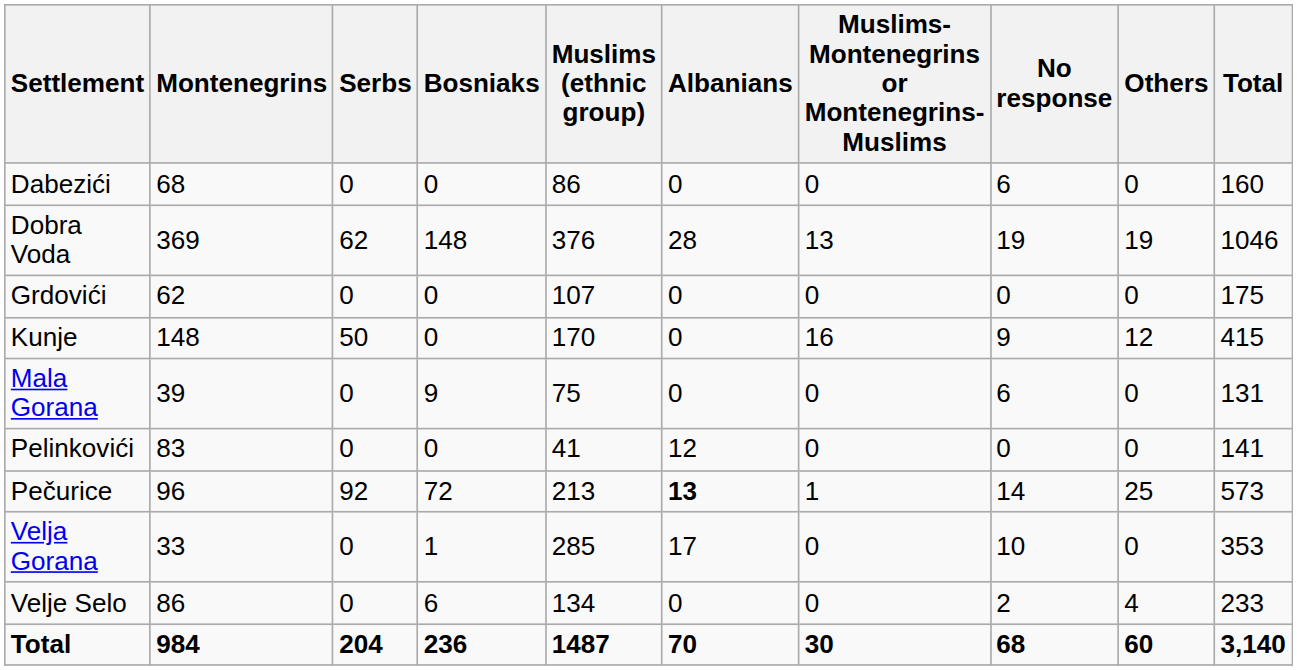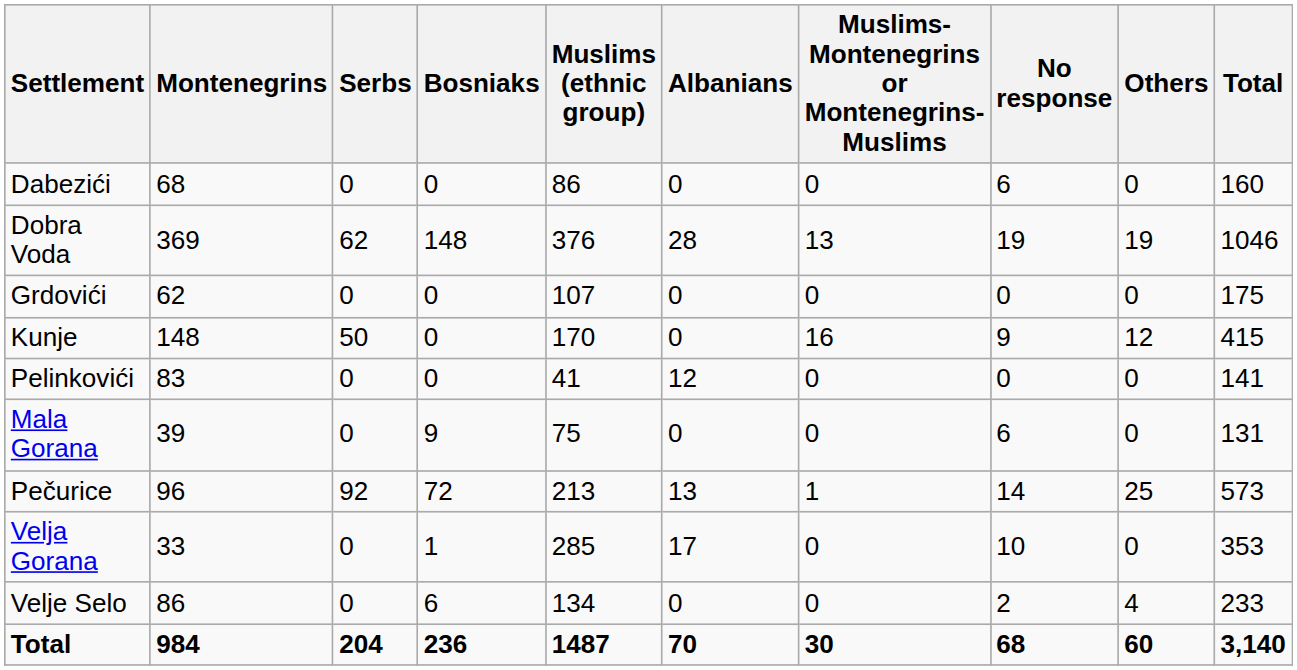rows swapped: (54, 393) <-> (72, 449)
(683, 490) bold -> (683, 490) normal
